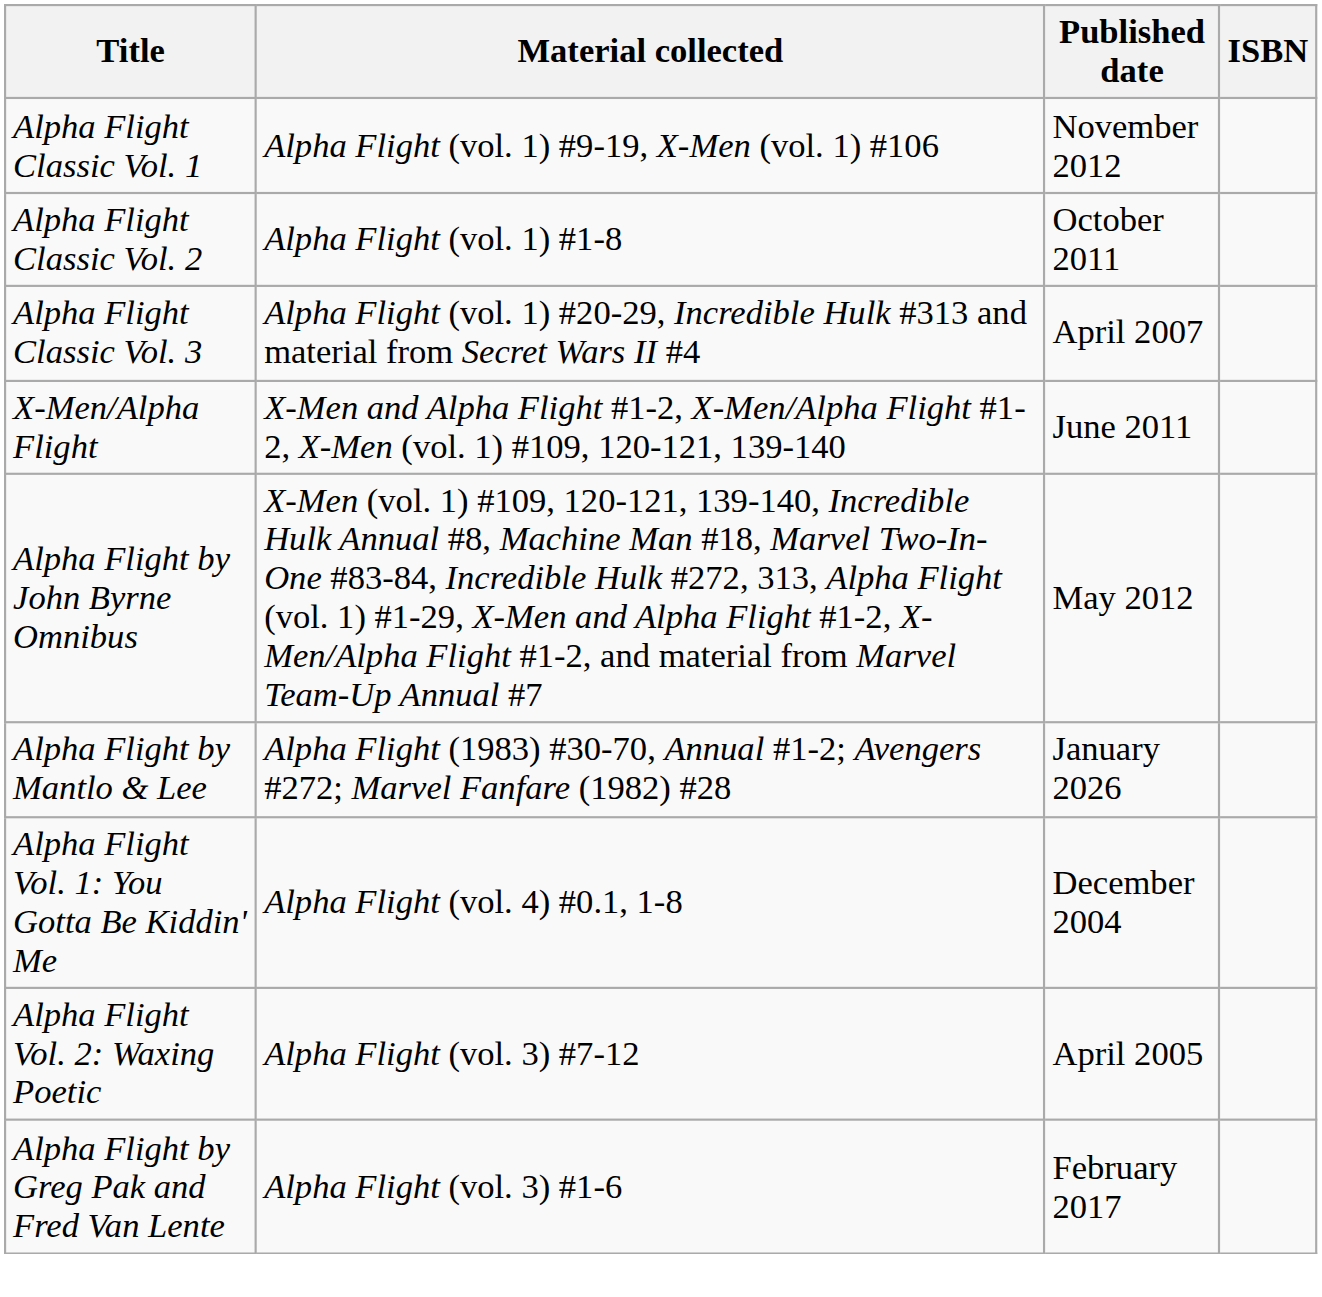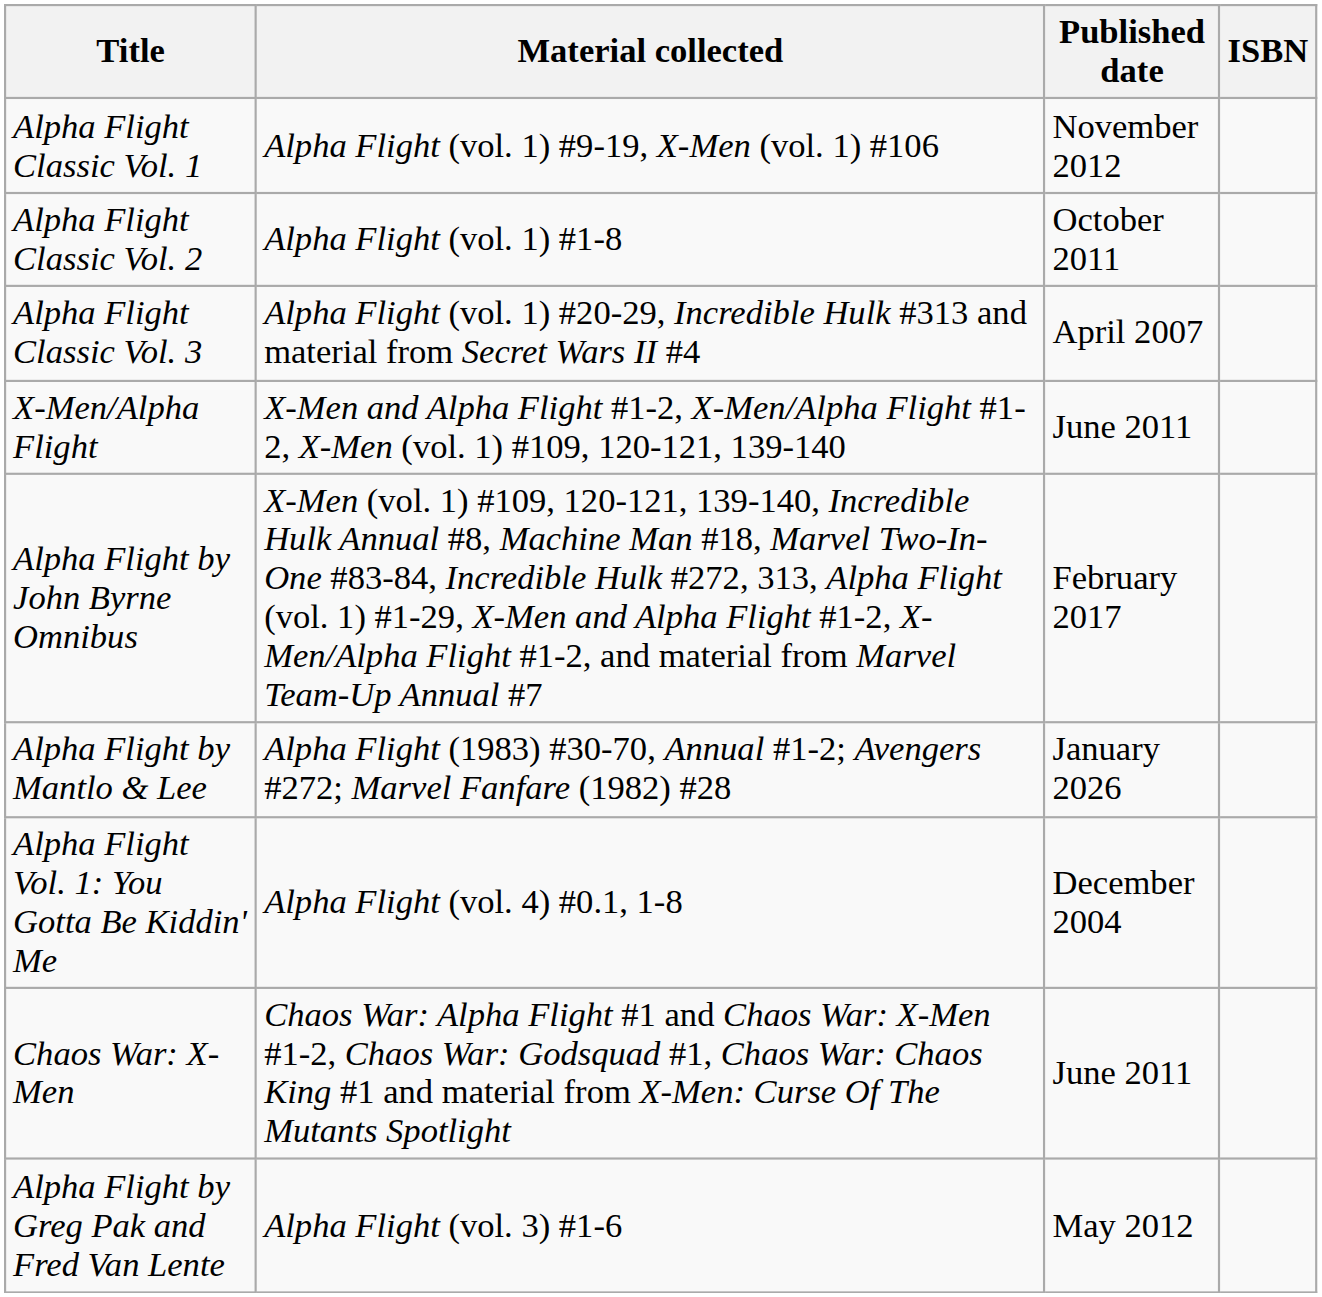(1123, 597) May 2012 -> (1115, 597) February 2017
- row: (114, 1053)
+ row: (116, 1073)
(1115, 1186) February 2017 -> (1123, 1225) May 2012
